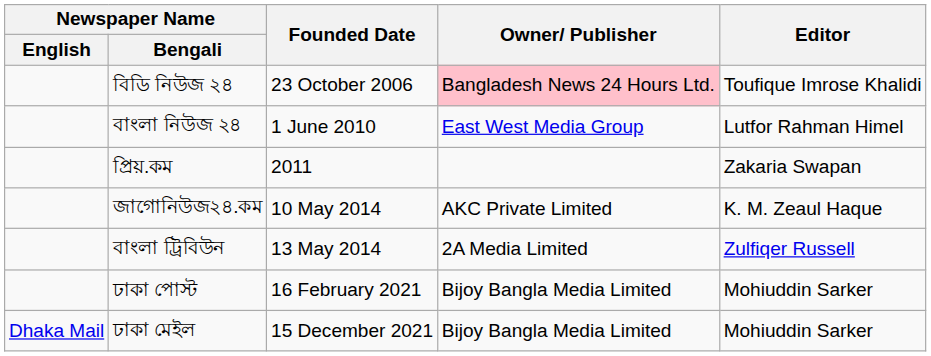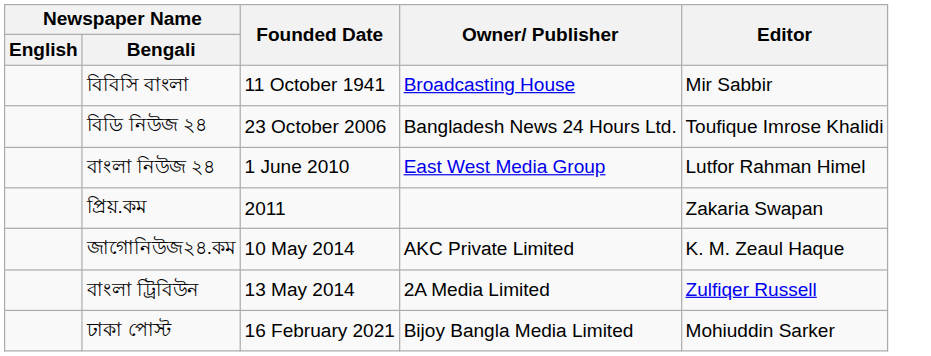+ row: (138, 84)
(578, 85) pink background -> (540, 126) no background
- row: (154, 330)
